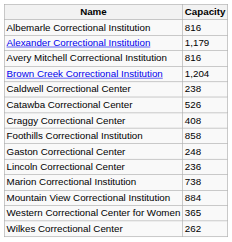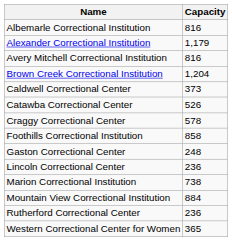(193, 89) 238 -> (193, 89) 373
(193, 120) 408 -> (193, 120) 578
+ row: (73, 213)
- row: (65, 228)
